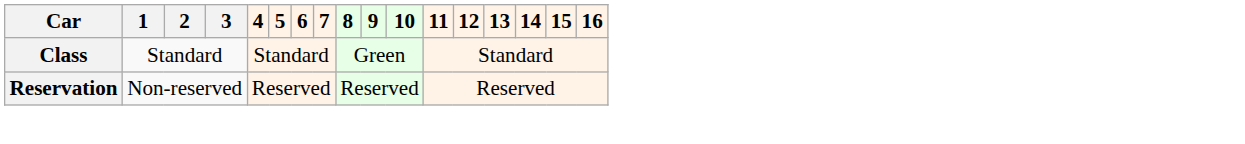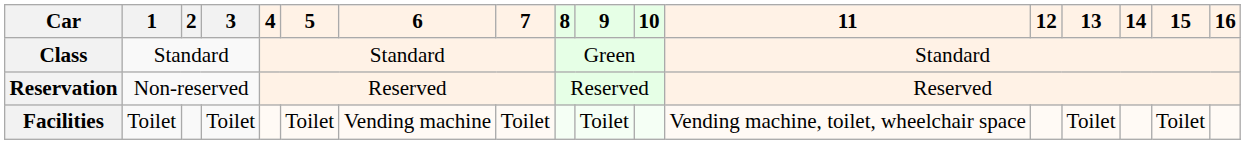+ row: (63, 121)
